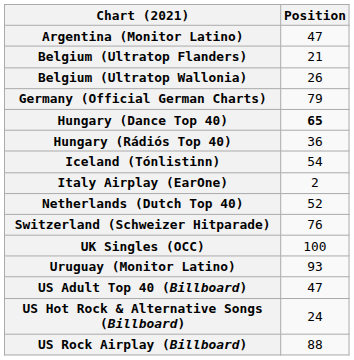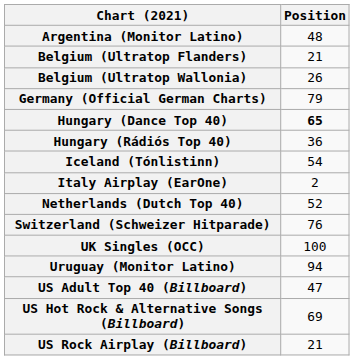(315, 36) 47 -> (315, 36) 48
(315, 267) 93 -> (315, 267) 94
(315, 316) 24 -> (315, 316) 69
(315, 344) 88 -> (315, 344) 21
